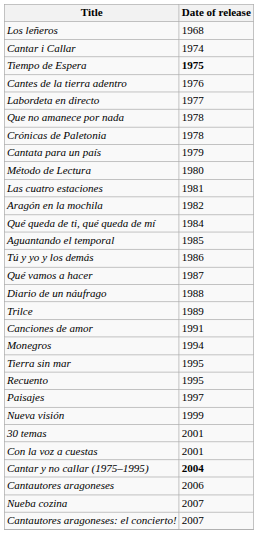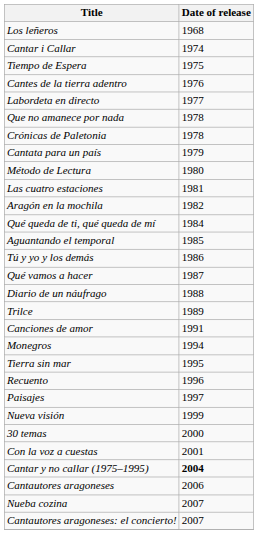(193, 65) bold -> (193, 65) normal
(193, 380) 1995 -> (193, 380) 1996
(193, 433) 2001 -> (193, 433) 2000
